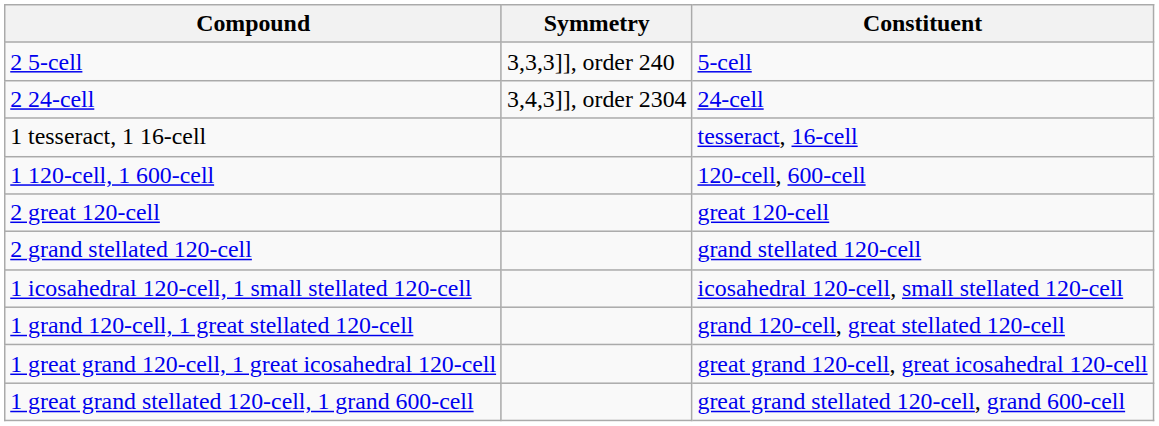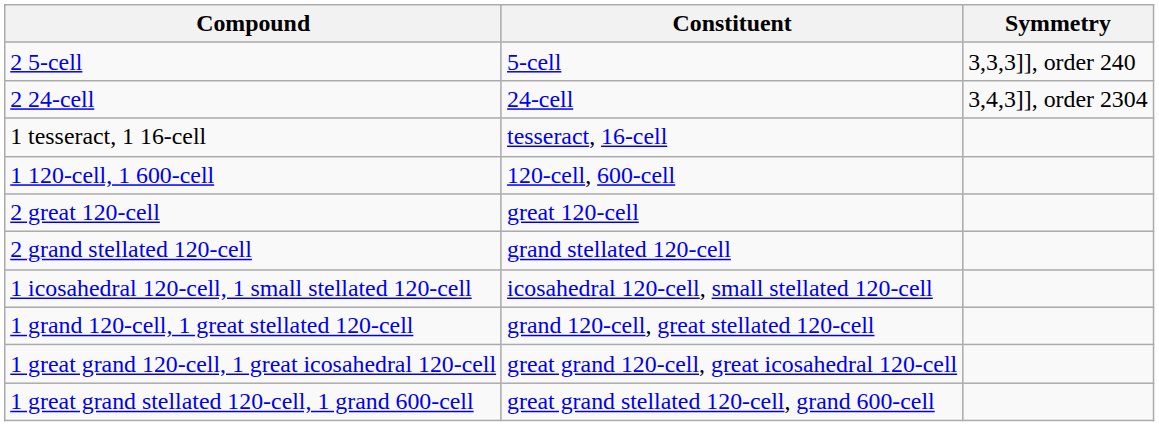columns swapped: (923, 23) <-> (597, 23)
